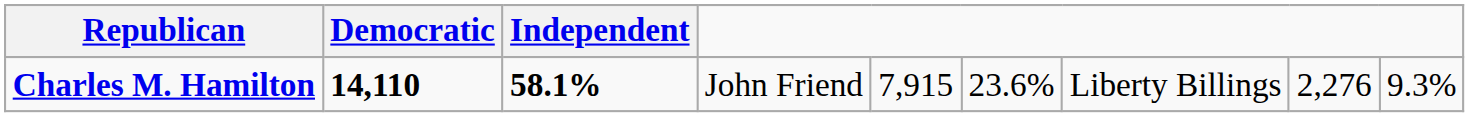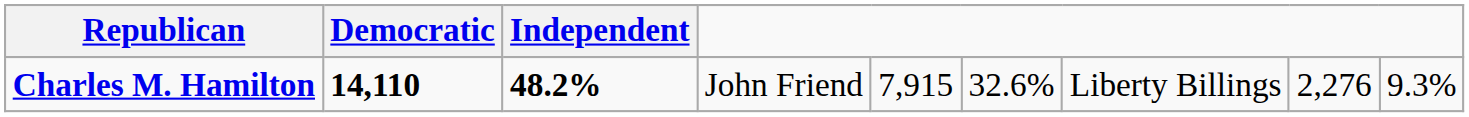(556, 83) 58.1% -> (556, 83) 48.2%
(1011, 83) 23.6% -> (1011, 83) 32.6%
